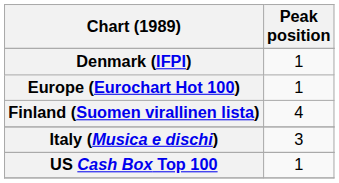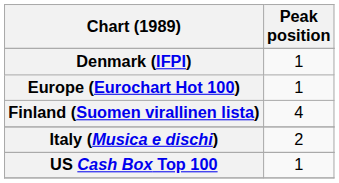(299, 139) 3 -> (299, 139) 2
